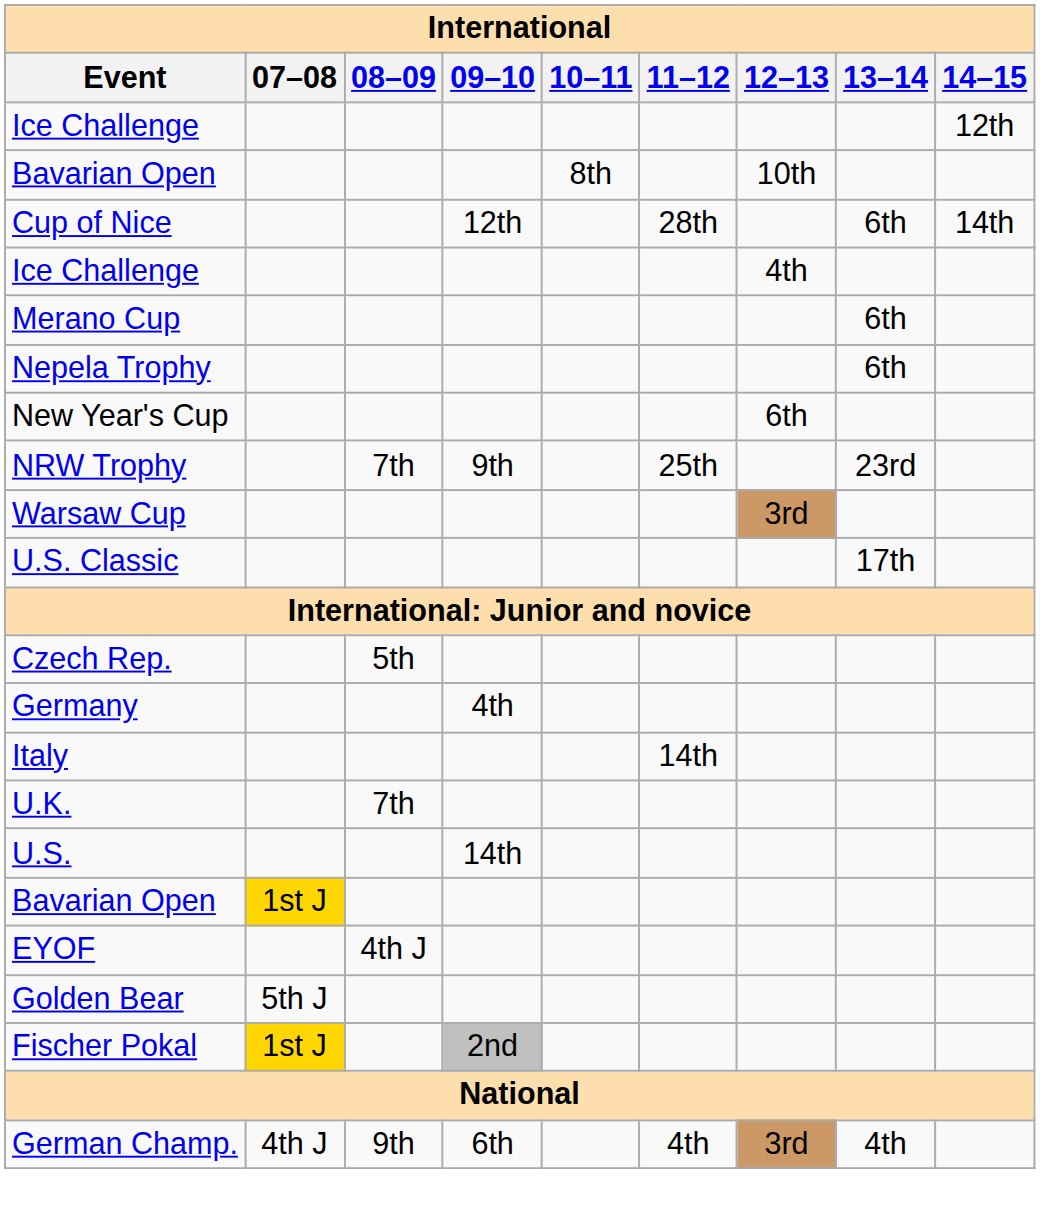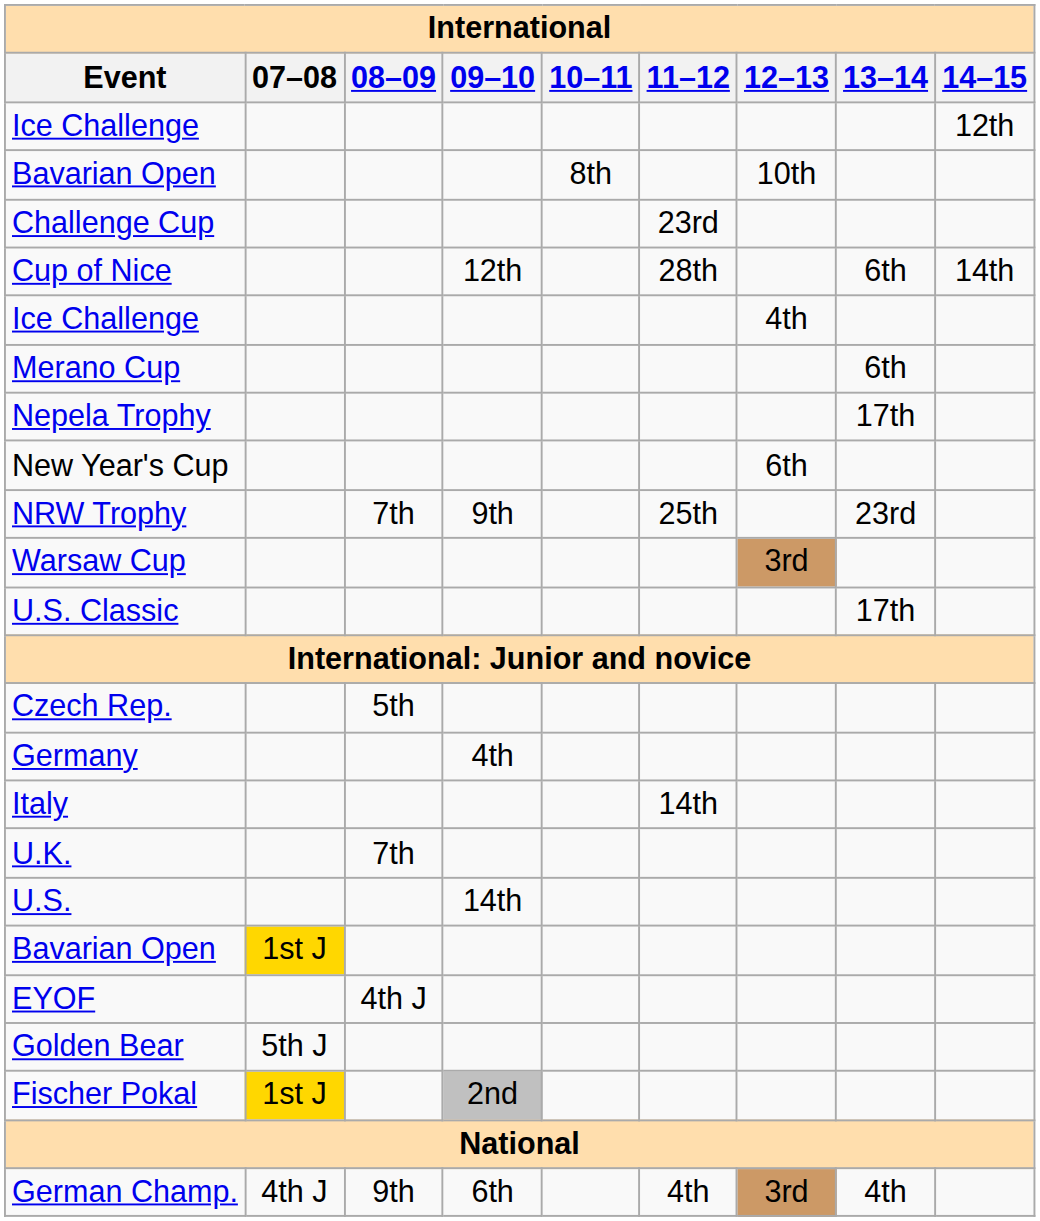+ row: (113, 222)
(886, 367) 6th -> (886, 416) 17th
